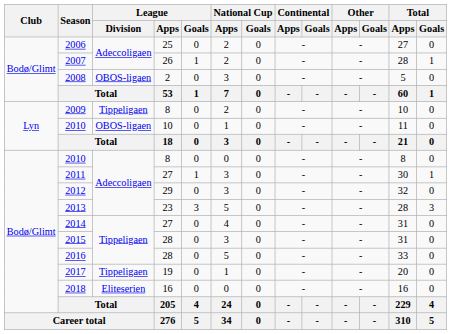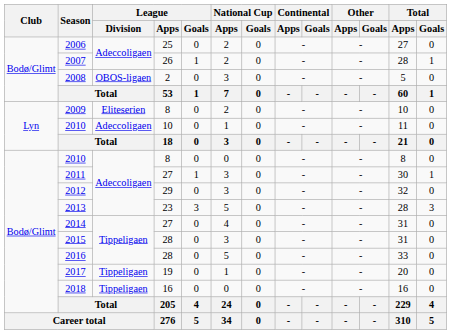(123, 110) Tippeligaen -> (123, 110) Eliteserien
(123, 126) OBOS-ligaen -> (123, 126) Adeccoligaen
(123, 288) Eliteserien -> (123, 288) Tippeligaen
